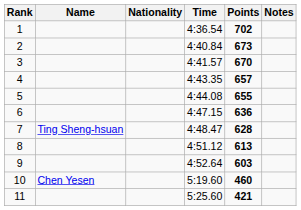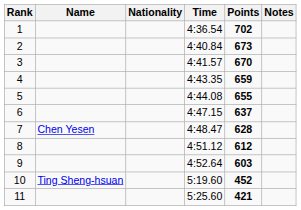(243, 79) 657 -> (243, 79) 659
(243, 113) 636 -> (243, 113) 637
(80, 130) Ting Sheng-hsuan -> (66, 130) Chen Yesen
(243, 146) 613 -> (243, 146) 612
(66, 180) Chen Yesen -> (80, 180) Ting Sheng-hsuan
(243, 180) 460 -> (243, 180) 452
